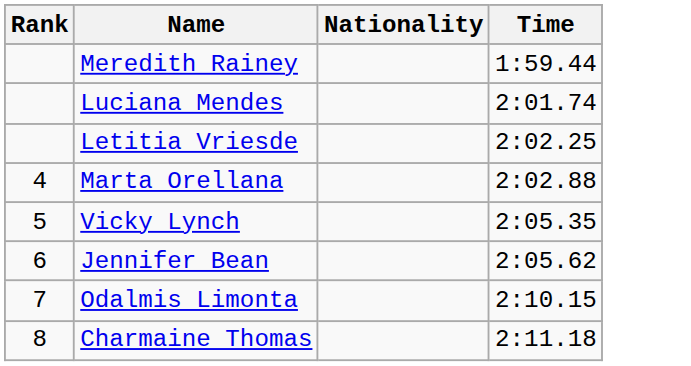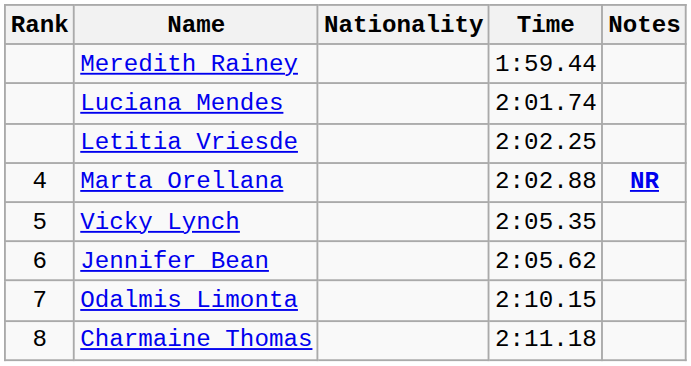+ column: (644, 25)
